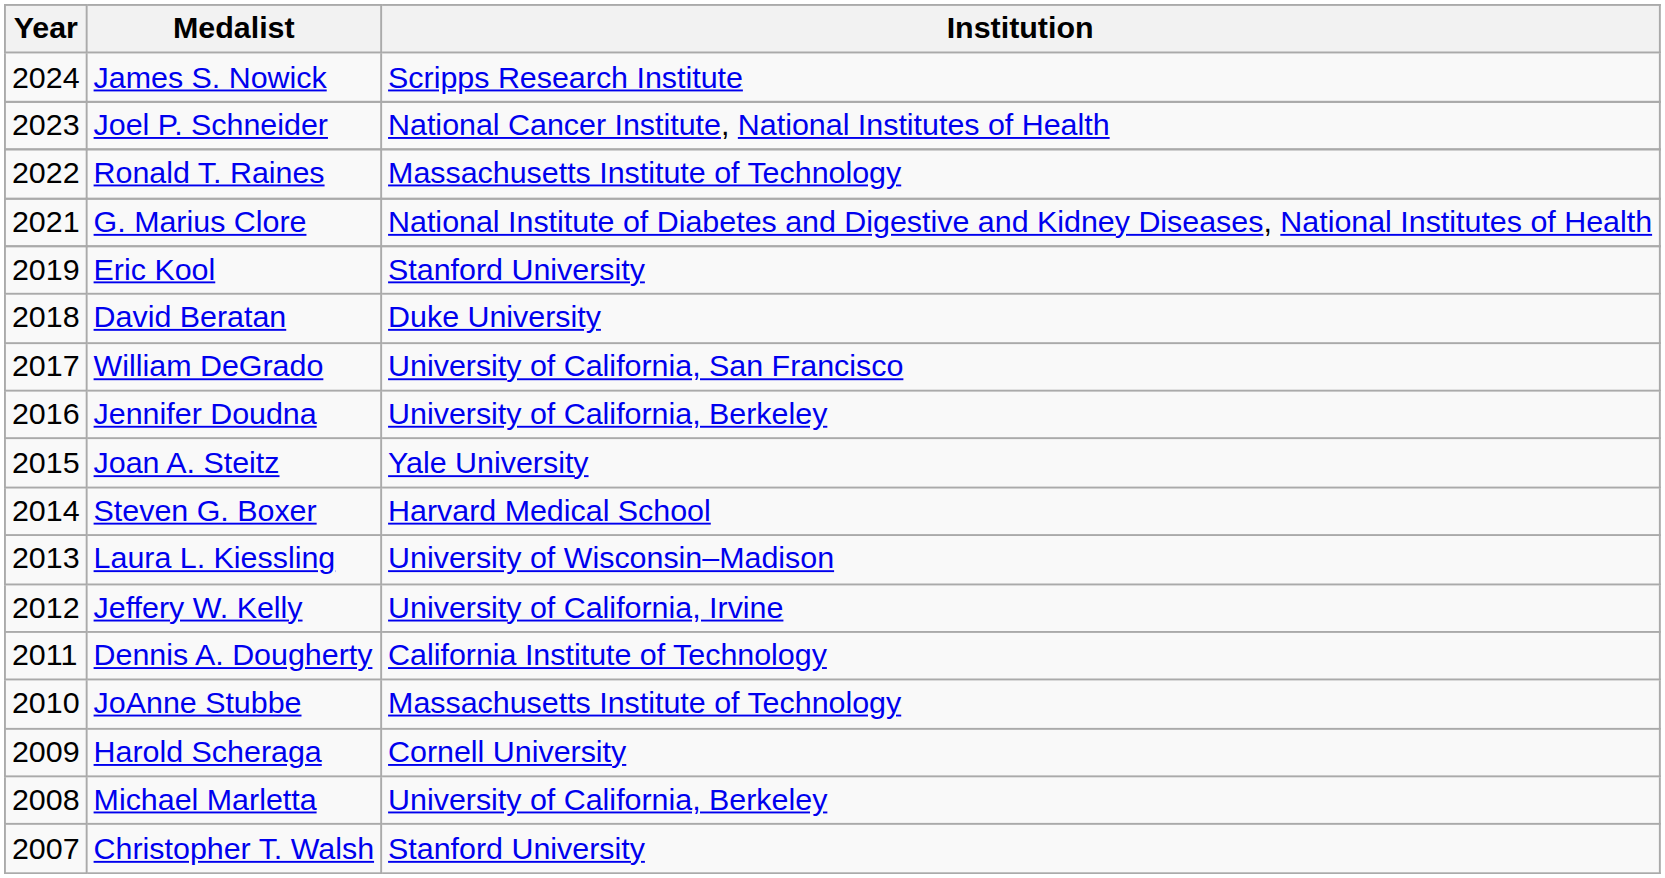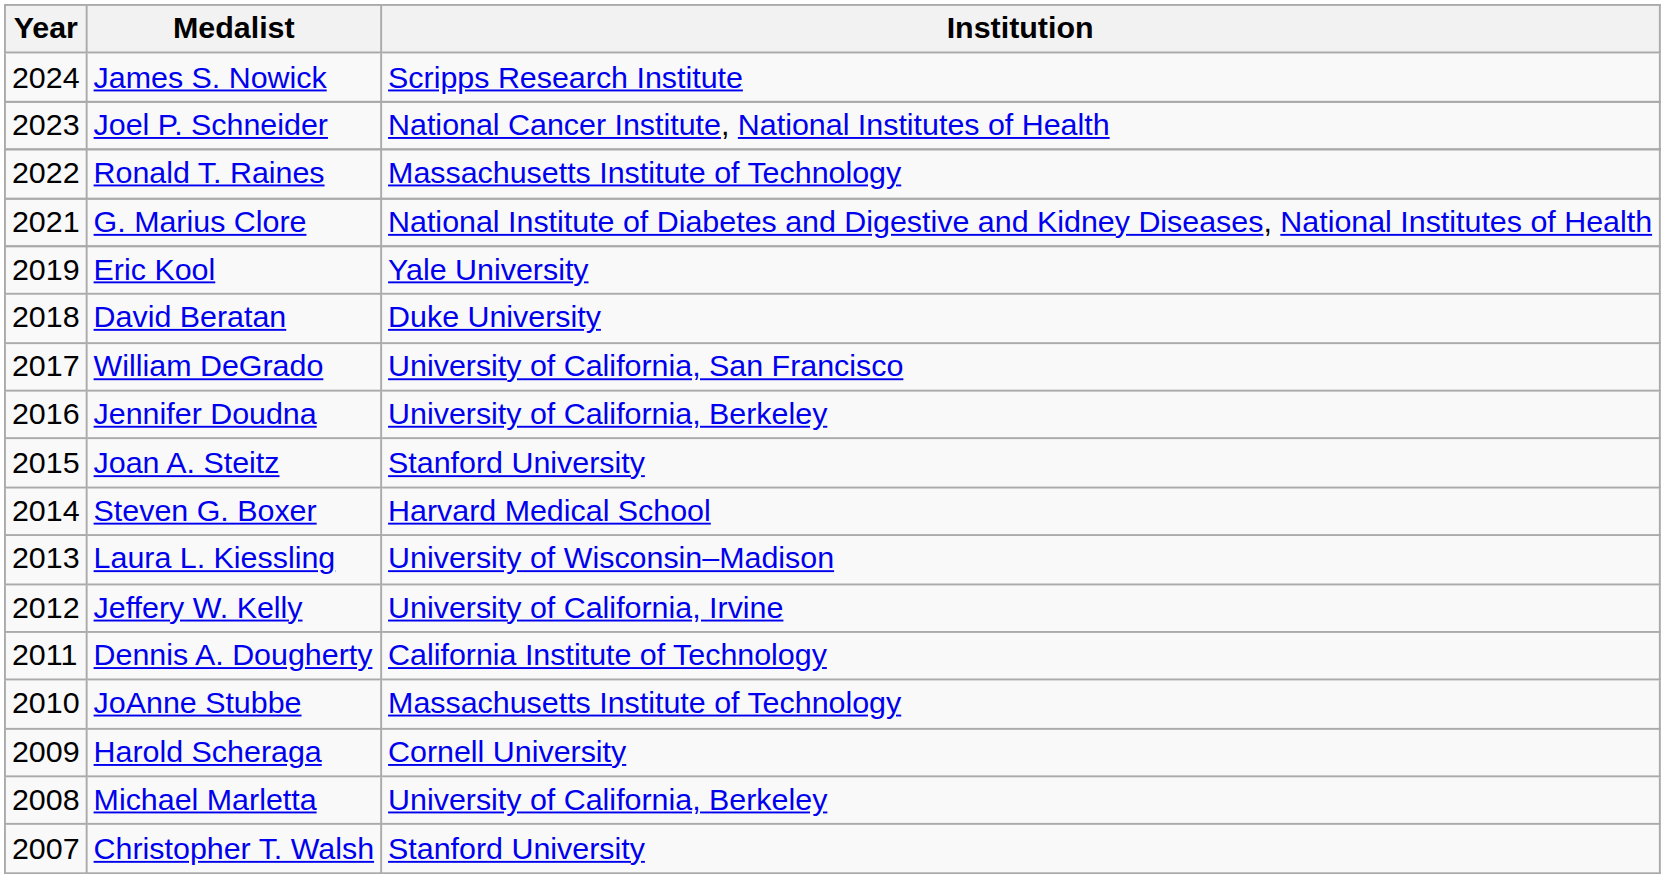(516, 269) Stanford University -> (488, 269) Yale University
(488, 462) Yale University -> (516, 462) Stanford University
